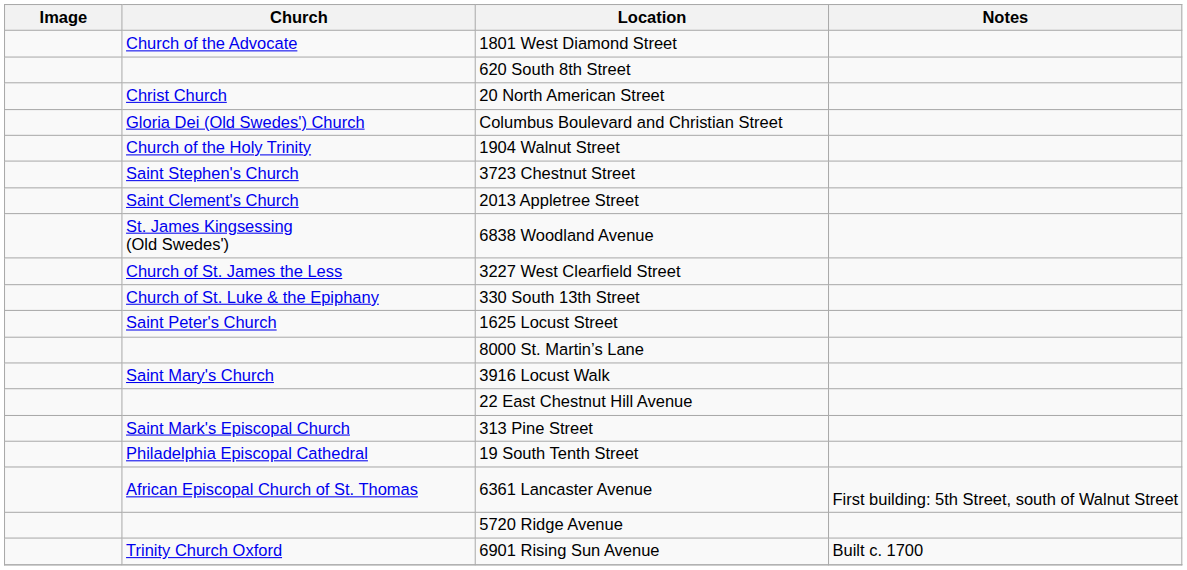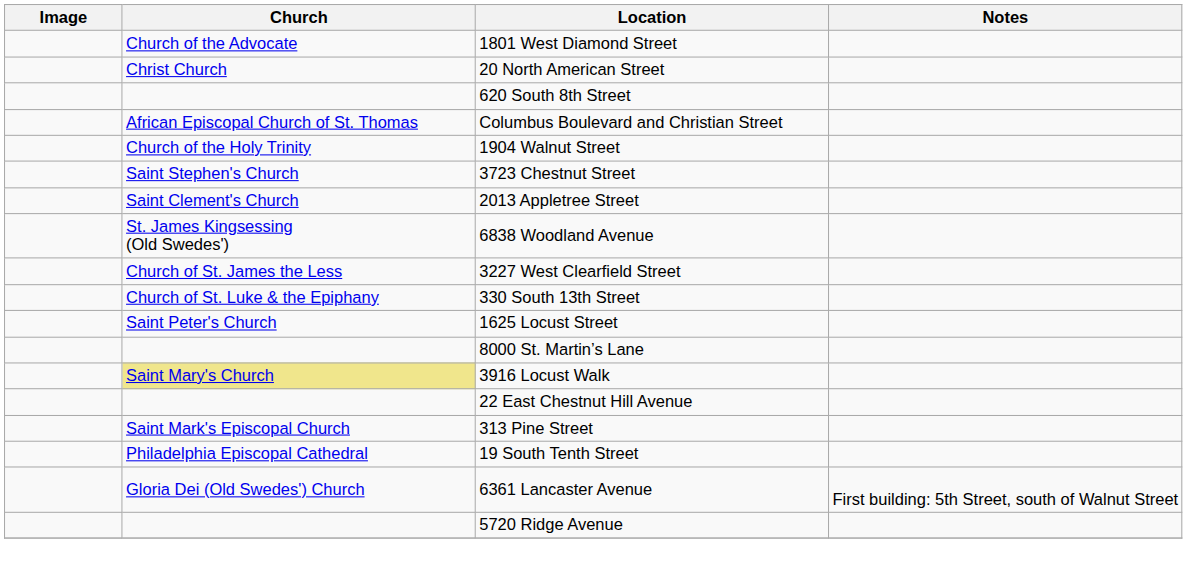rows swapped: (572, 95) <-> (555, 69)
(245, 122) Gloria Dei (Old Swedes') Church -> (272, 122) African Episcopal Church of St. Thomas
(200, 375) no background -> (200, 375) khaki background
(272, 489) African Episcopal Church of St. Thomas -> (245, 489) Gloria Dei (Old Swedes') Church
- row: (569, 551)
